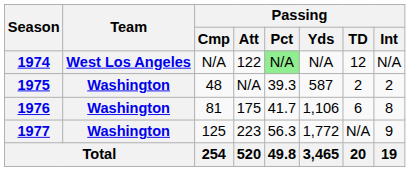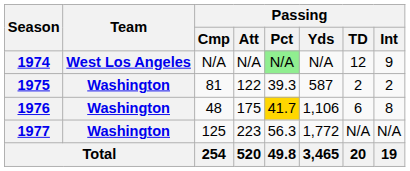(249, 62) 122 -> (249, 62) N/A
(389, 62) N/A -> (389, 62) 9
(214, 85) 48 -> (214, 85) 81
(249, 85) N/A -> (249, 85) 122
(214, 108) 81 -> (214, 108) 48
(282, 108) no background -> (282, 108) gold background
(389, 131) 9 -> (389, 131) N/A
